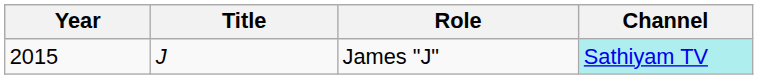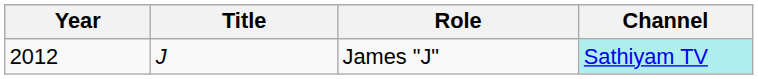(34, 56) 2015 -> (34, 56) 2012
